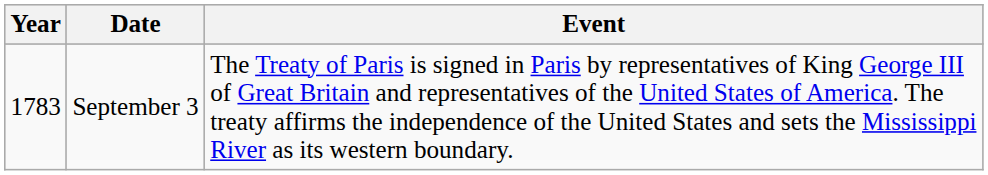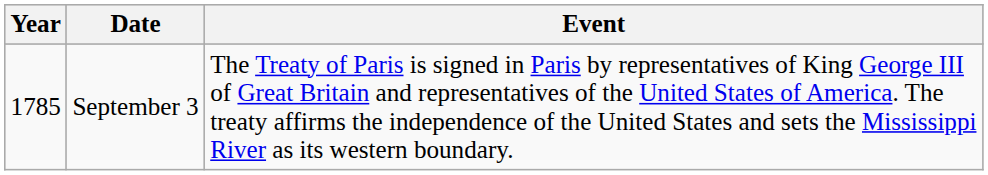(36, 106) 1783 -> (36, 106) 1785
